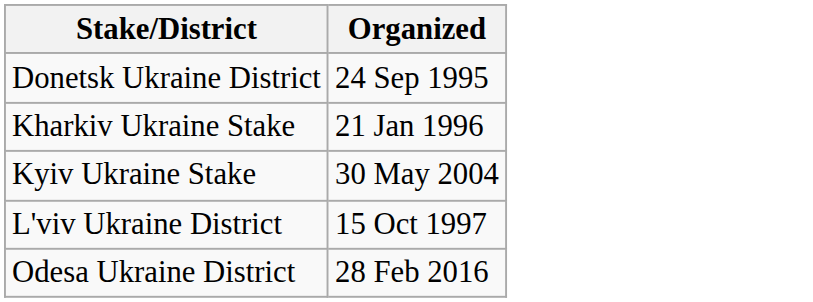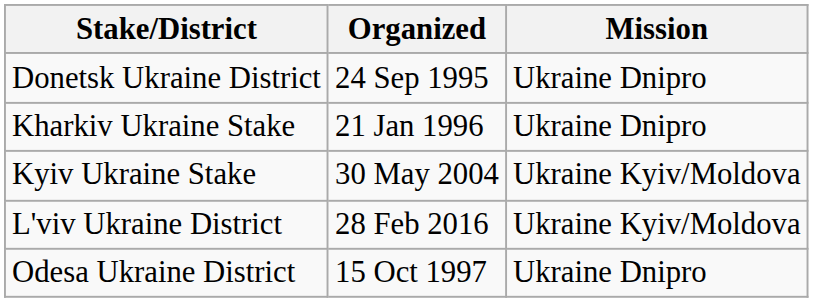+ column: (657, 28)
(411, 223) 15 Oct 1997 -> (412, 223) 28 Feb 2016
(412, 272) 28 Feb 2016 -> (411, 272) 15 Oct 1997
